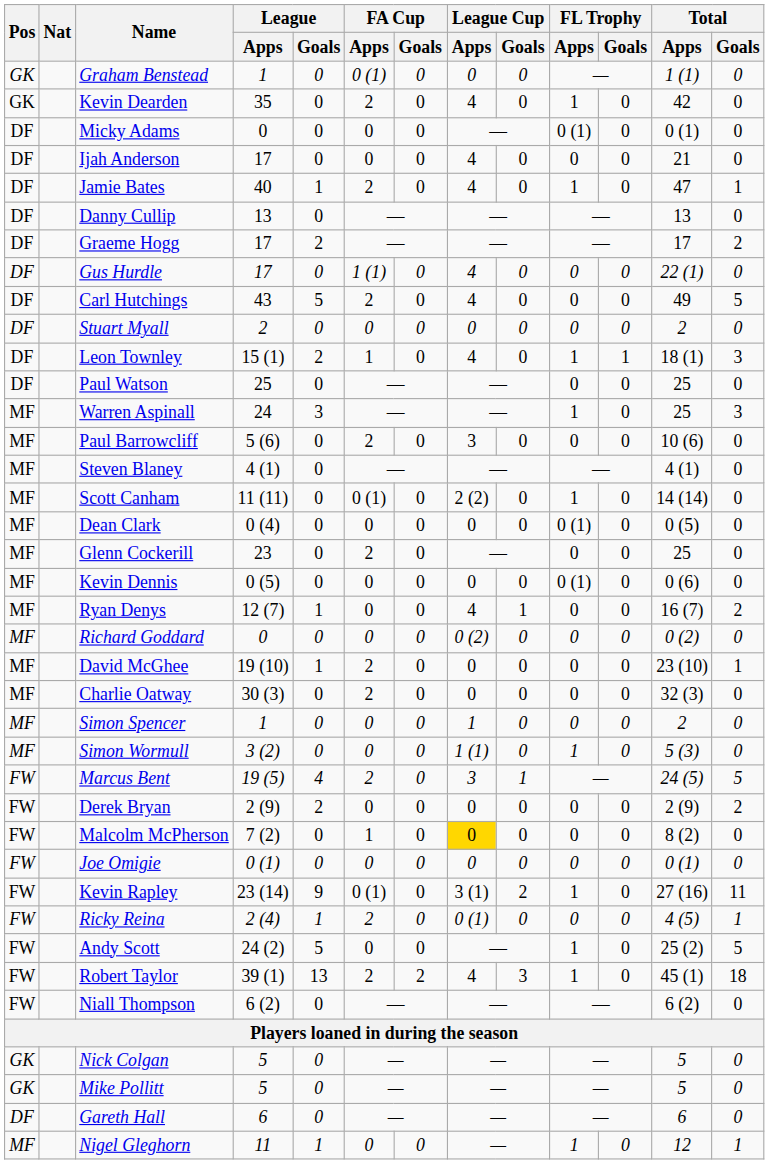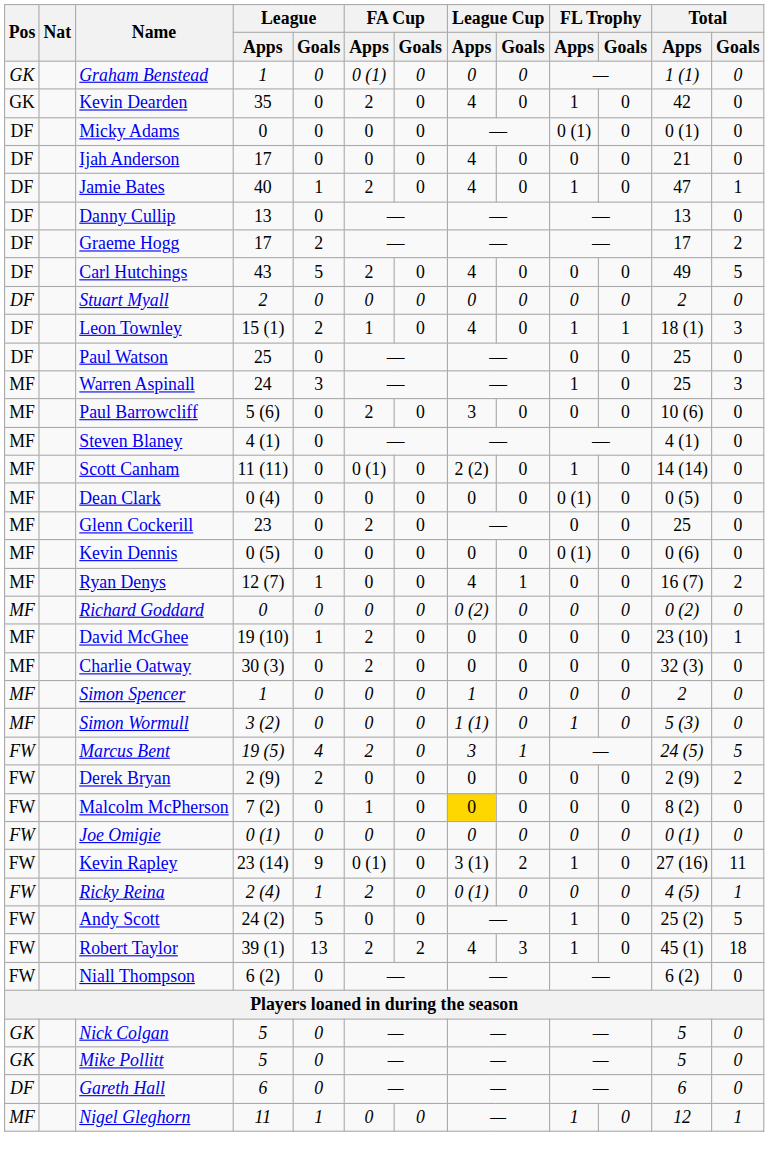- row: (121, 272)
